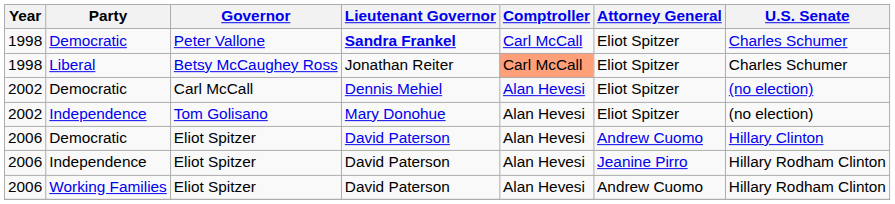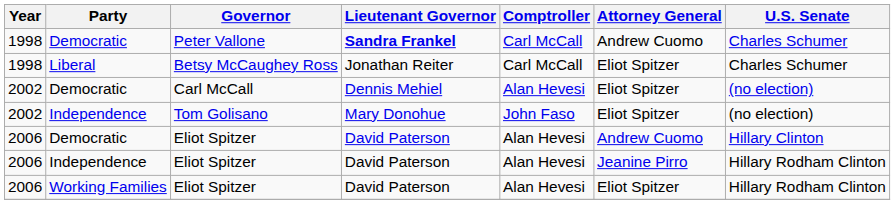(638, 41) Eliot Spitzer -> (650, 41) Andrew Cuomo
(543, 65) lightsalmon background -> (543, 65) no background
(544, 114) Alan Hevesi -> (539, 114) John Faso
(650, 187) Andrew Cuomo -> (638, 187) Eliot Spitzer
